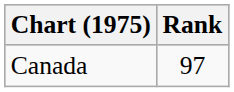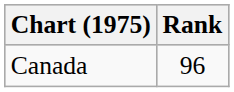(192, 65) 97 -> (192, 65) 96
